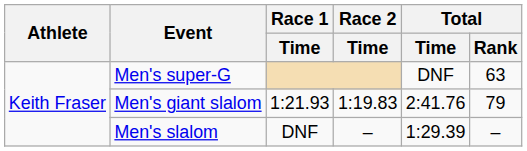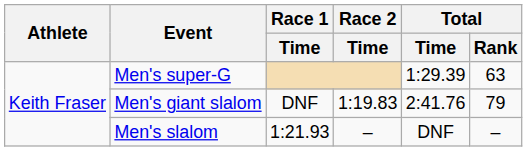(436, 76) DNF -> (436, 76) 1:29.39
(300, 104) 1:21.93 -> (300, 104) DNF
(300, 132) DNF -> (300, 132) 1:21.93
(436, 132) 1:29.39 -> (436, 132) DNF
